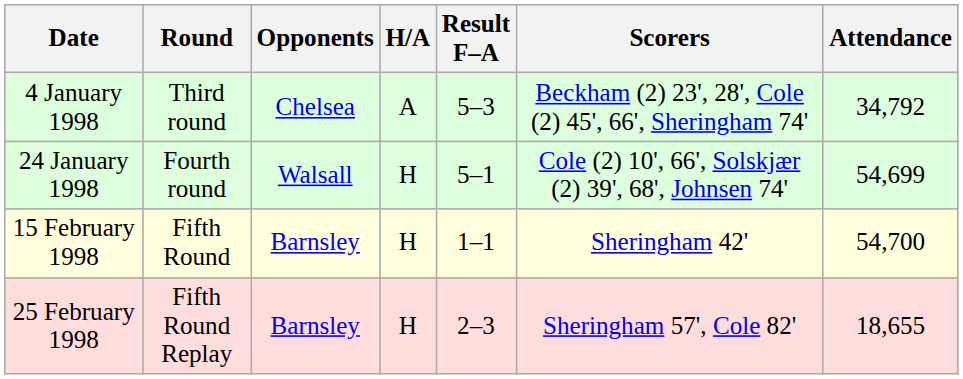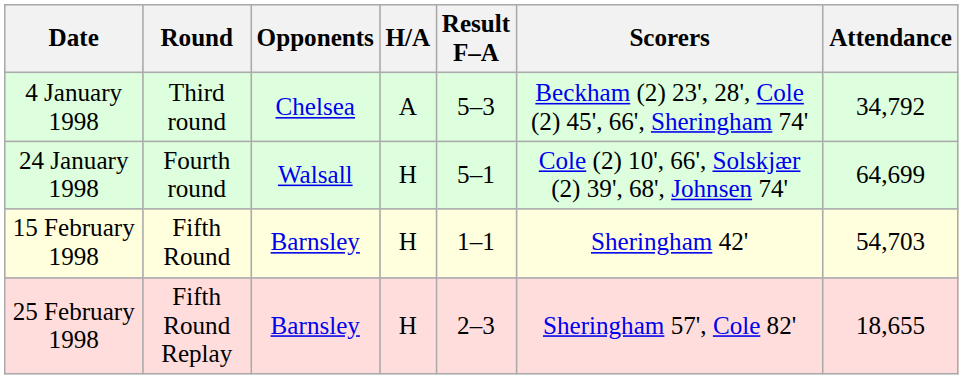(891, 174) 54,699 -> (891, 174) 64,699
(891, 242) 54,700 -> (891, 242) 54,703
